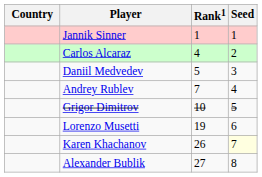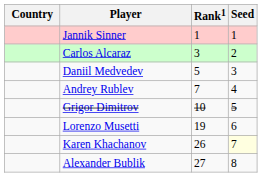(197, 53) 4 -> (197, 53) 3
